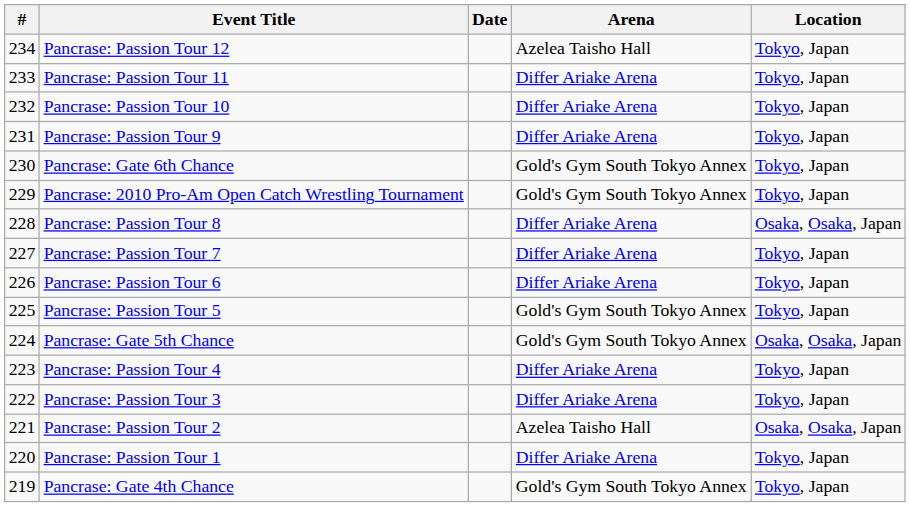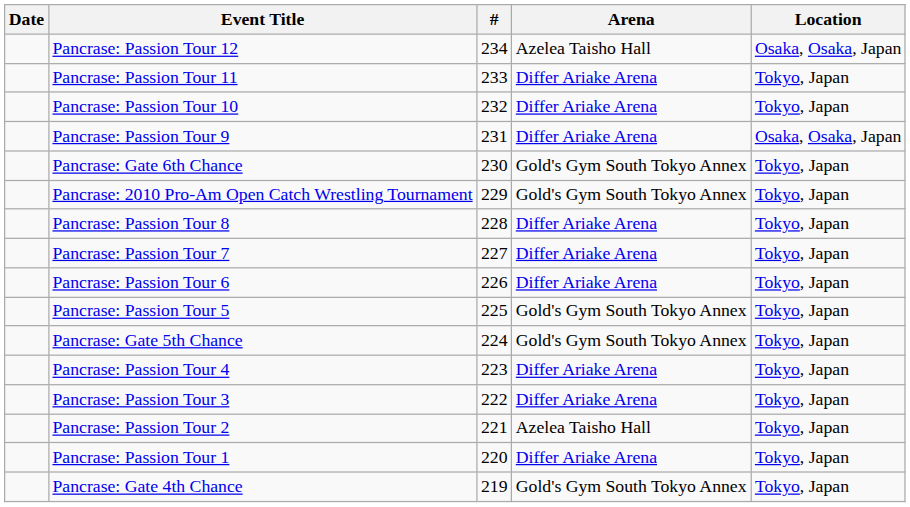columns swapped: (22, 19) <-> (490, 19)
(802, 48) Tokyo, Japan -> (828, 48) Osaka, Osaka, Japan
(802, 136) Tokyo, Japan -> (828, 136) Osaka, Osaka, Japan
(828, 223) Osaka, Osaka, Japan -> (802, 223) Tokyo, Japan
(828, 340) Osaka, Osaka, Japan -> (802, 340) Tokyo, Japan
(828, 428) Osaka, Osaka, Japan -> (802, 428) Tokyo, Japan
